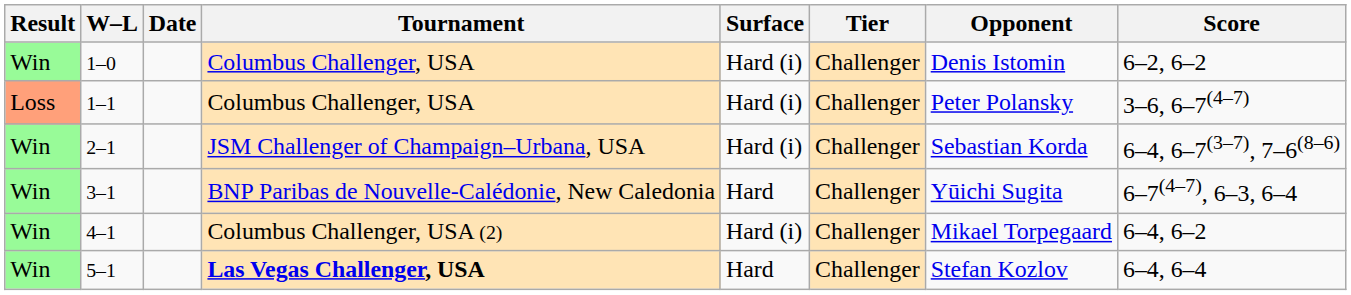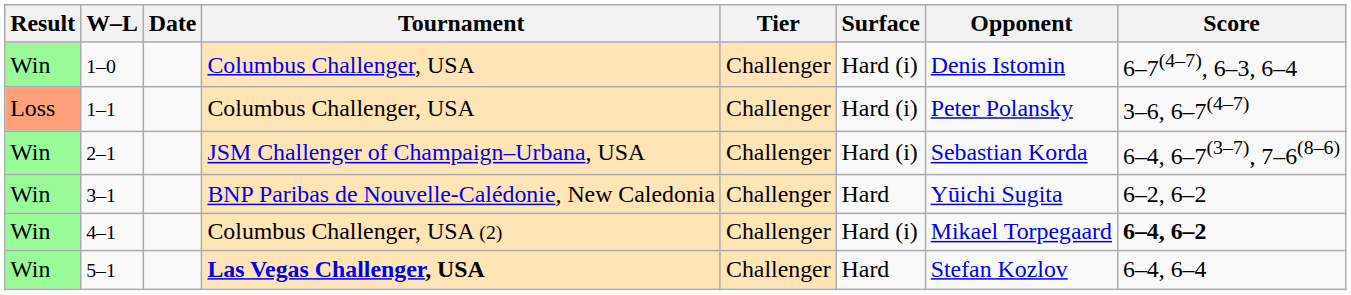columns swapped: (867, 23) <-> (765, 23)
(1165, 61) 6–2, 6–2 -> (1210, 64) 6–7(4–7), 6–3, 6–4
(1210, 190) 6–7(4–7), 6–3, 6–4 -> (1165, 193) 6–2, 6–2
(1165, 231) normal -> (1165, 231) bold
